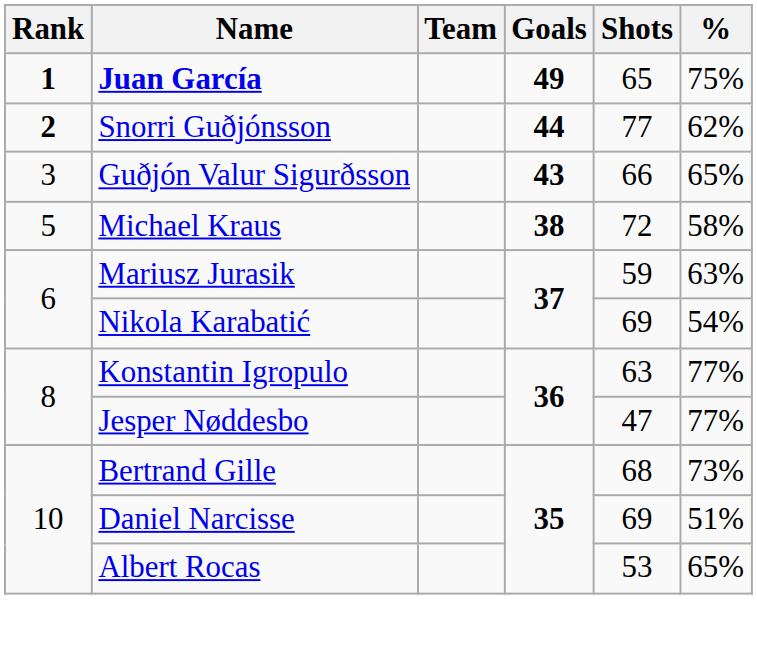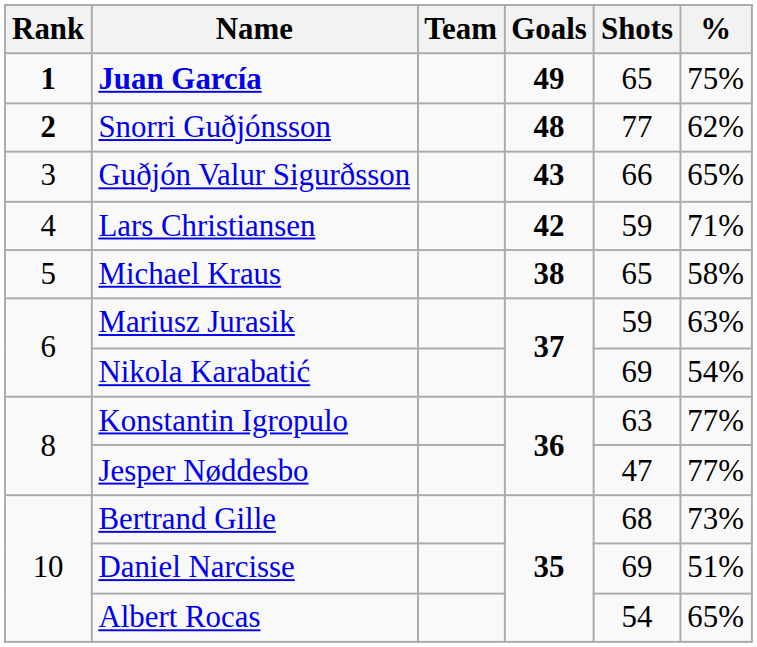(549, 126) 44 -> (549, 126) 48
+ row: (207, 224)
(637, 224) 72 -> (637, 273) 65
(637, 567) 53 -> (637, 616) 54
